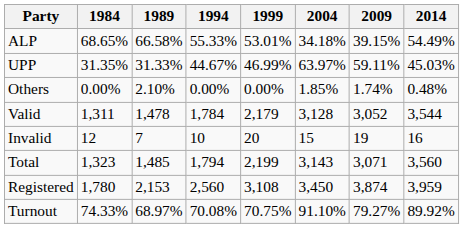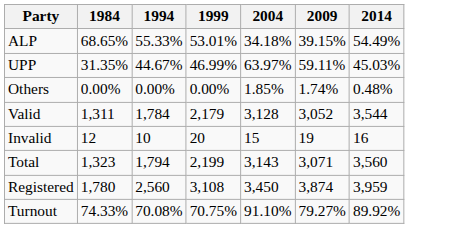- column: (159, 16)
